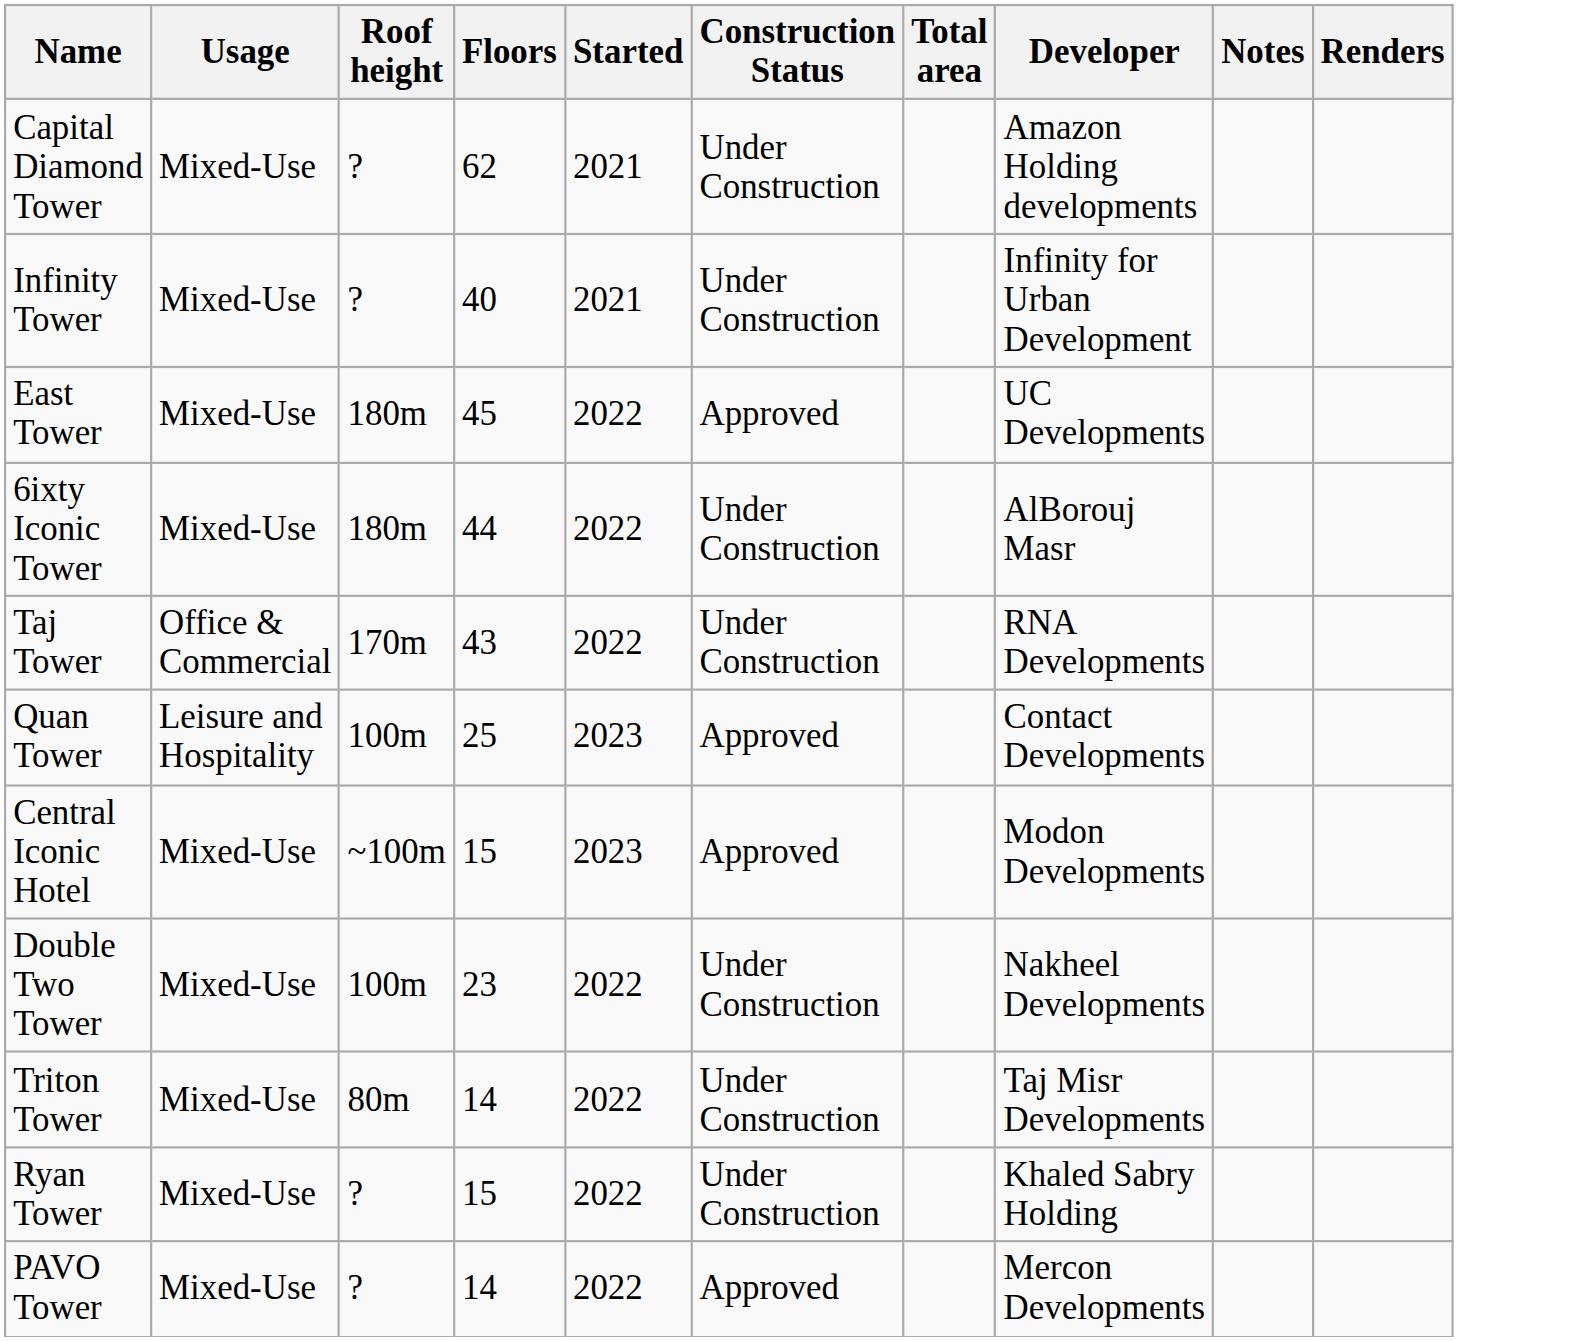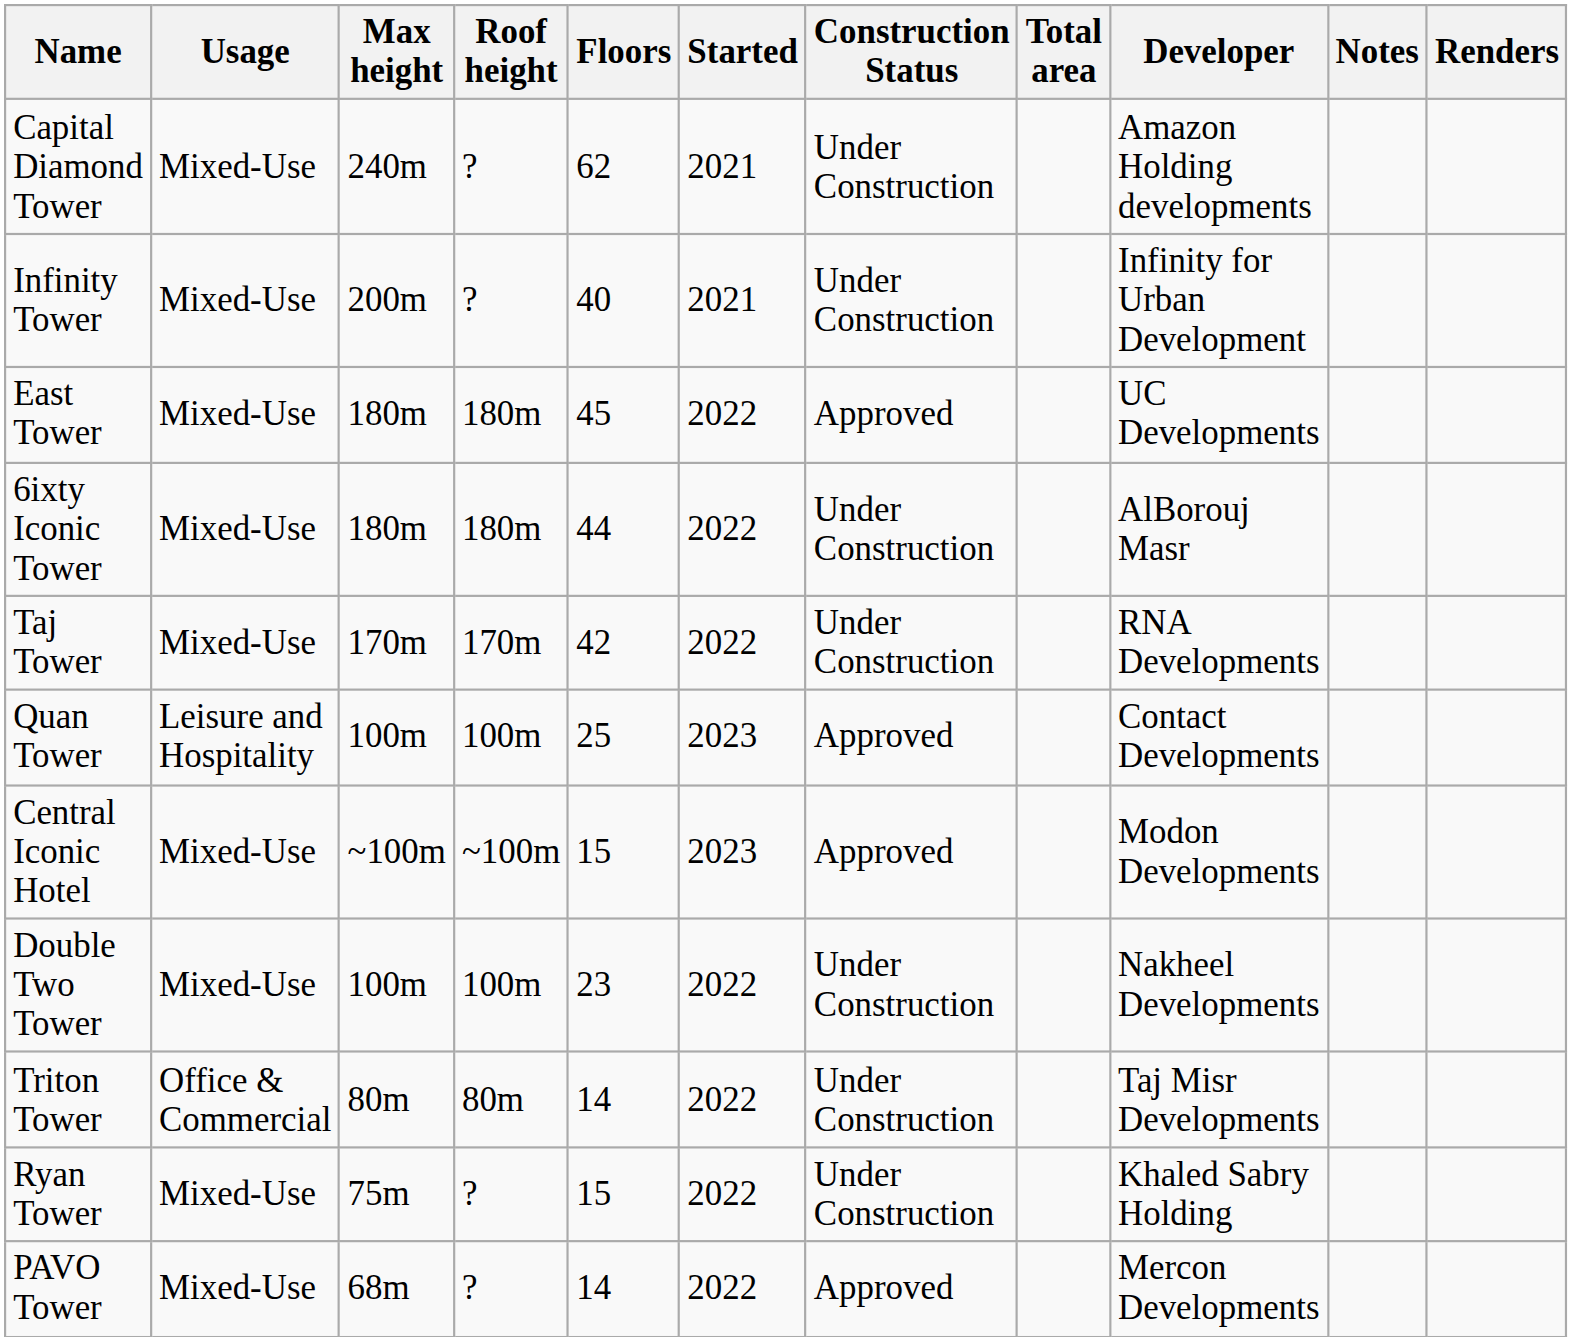+ column: (397, 51)
(245, 642) Office & Commercial -> (237, 642) Mixed-Use
(479, 642) 43 -> (594, 642) 42
(237, 1098) Mixed-Use -> (245, 1098) Office & Commercial
